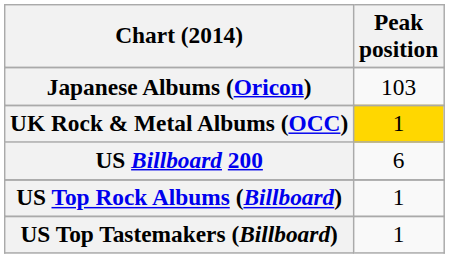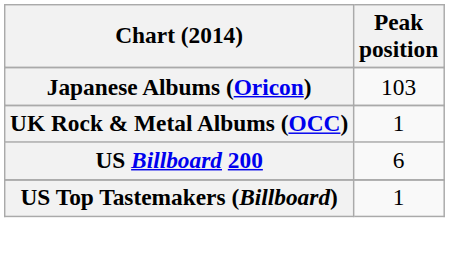(399, 123) gold background -> (399, 123) no background
- row: (179, 197)
